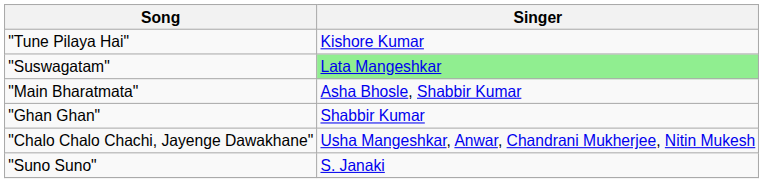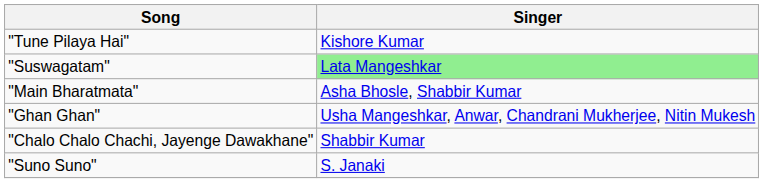(373, 116) Shabbir Kumar -> (538, 116) Usha Mangeshkar, Anwar, Chandrani Mukherjee, Nitin Mukesh
(538, 141) Usha Mangeshkar, Anwar, Chandrani Mukherjee, Nitin Mukesh -> (373, 141) Shabbir Kumar
